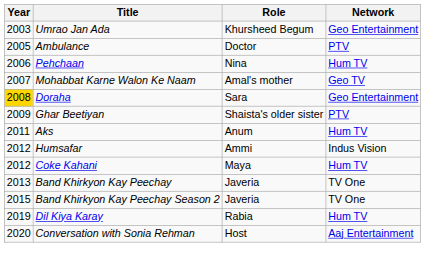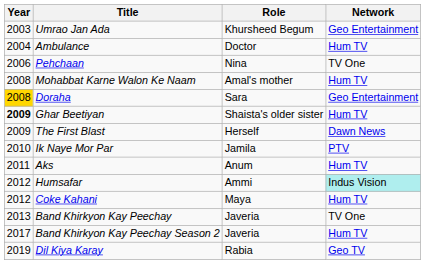(19, 47) 2005 -> (19, 47) 2004
(339, 47) PTV -> (348, 47) Hum TV
(348, 64) Hum TV -> (347, 64) TV One
(19, 81) 2007 -> (19, 81) 2008
(347, 81) Geo TV -> (348, 81) Hum TV
(19, 115) normal -> (19, 115) bold
(339, 115) PTV -> (348, 115) Hum TV
+ row: (70, 132)
+ row: (74, 149)
(357, 149) no background -> (357, 183) paleturquoise background
(19, 200) 2015 -> (19, 234) 2017
(347, 200) TV One -> (348, 234) Hum TV
(348, 217) Hum TV -> (347, 251) Geo TV
- row: (115, 234)
